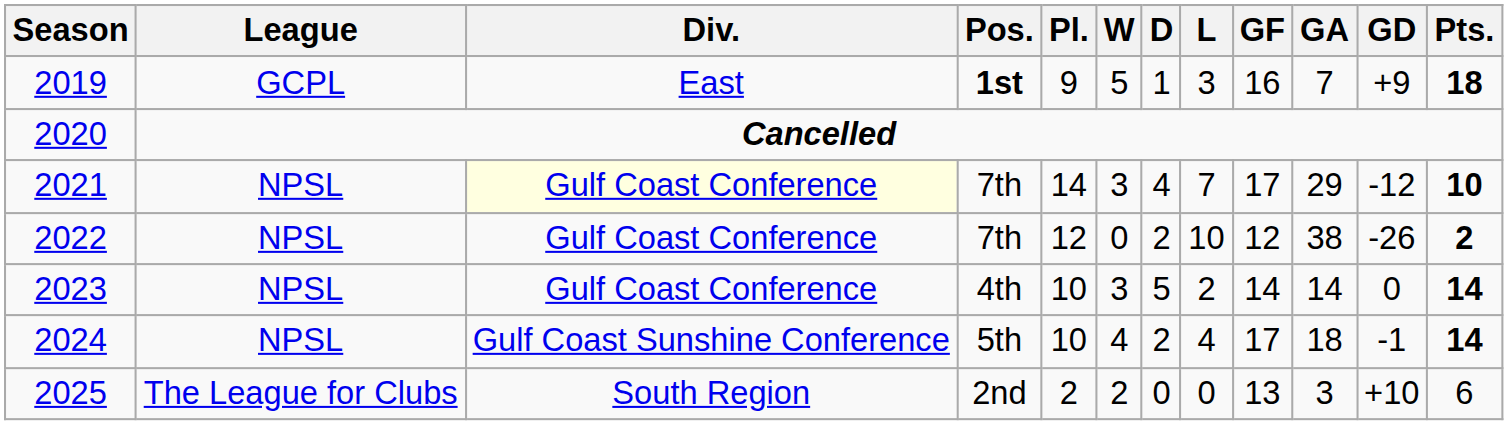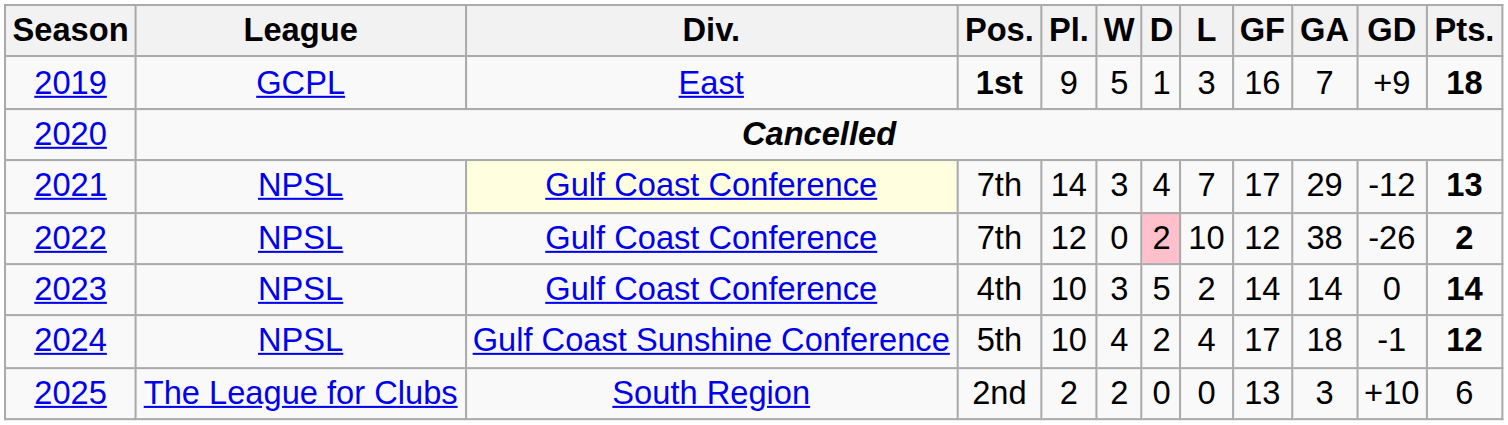(1464, 185) 10 -> (1464, 185) 13
(1162, 237) no background -> (1162, 237) pink background
(1464, 340) 14 -> (1464, 340) 12
